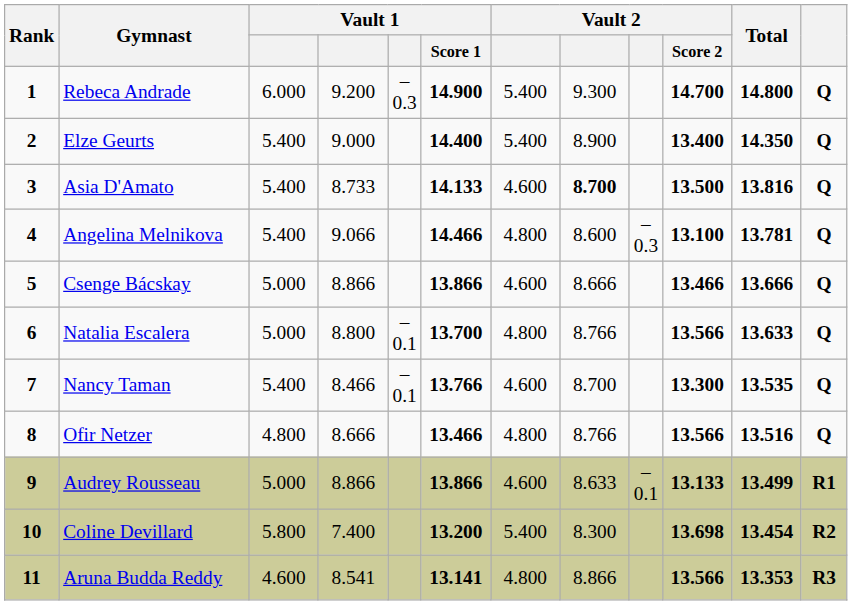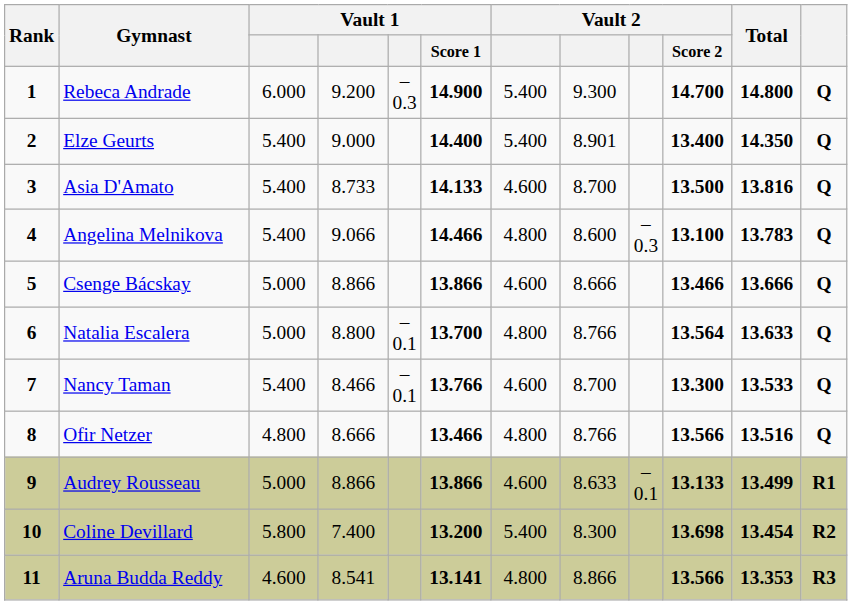(595, 141) 8.900 -> (595, 141) 8.901
(595, 186) bold -> (595, 186) normal
(767, 235) 13.781 -> (767, 235) 13.783
(697, 332) 13.566 -> (697, 332) 13.564
(767, 385) 13.535 -> (767, 385) 13.533
